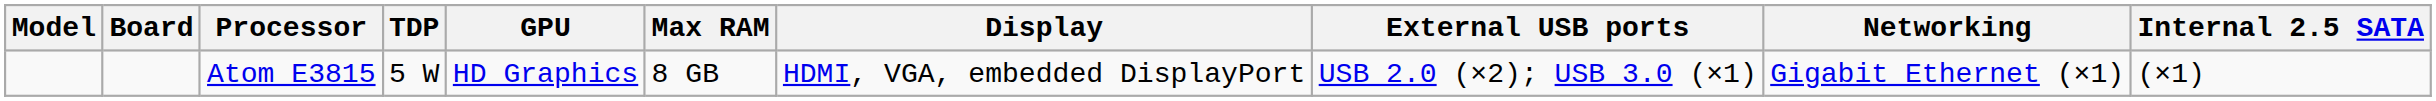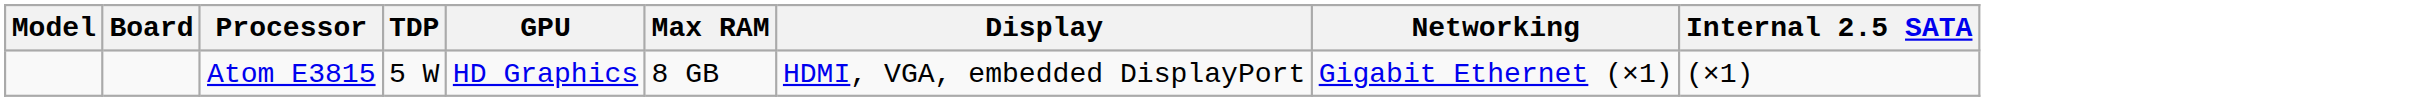- column: (1538, 28)
